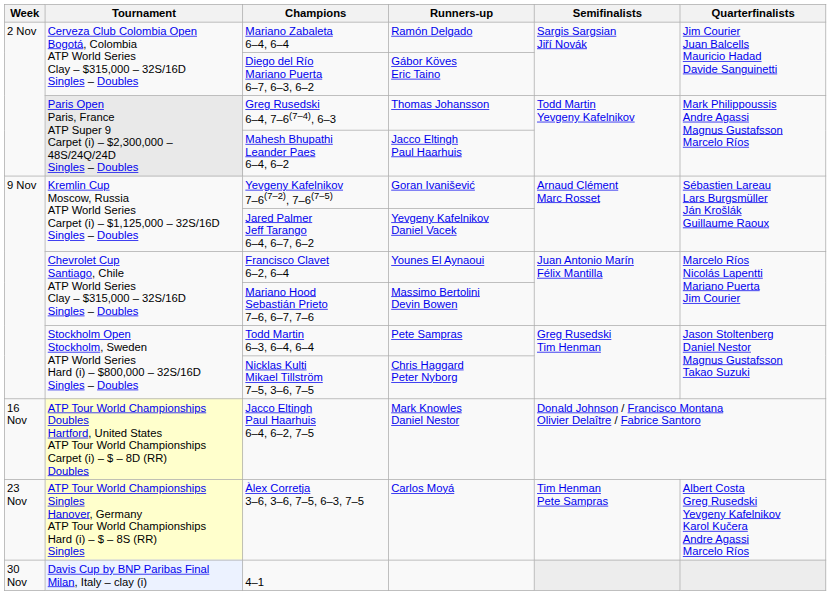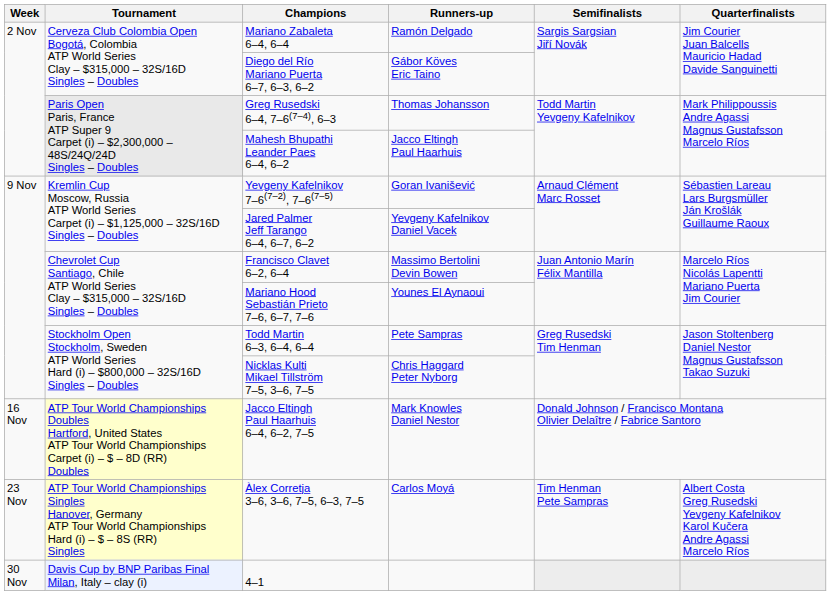(438, 261) Younes El Aynaoui -> (436, 267) Massimo Bertolini Devin Bowen
(436, 298) Massimo Bertolini Devin Bowen -> (438, 291) Younes El Aynaoui
